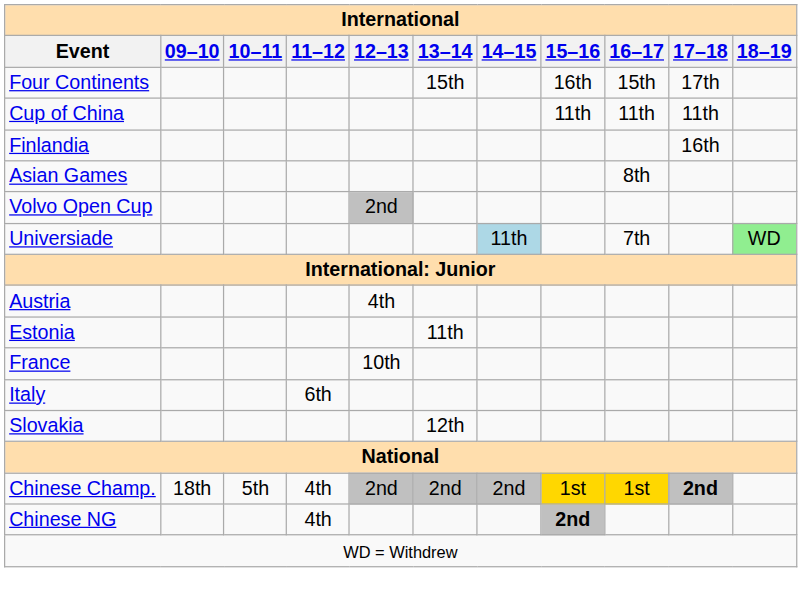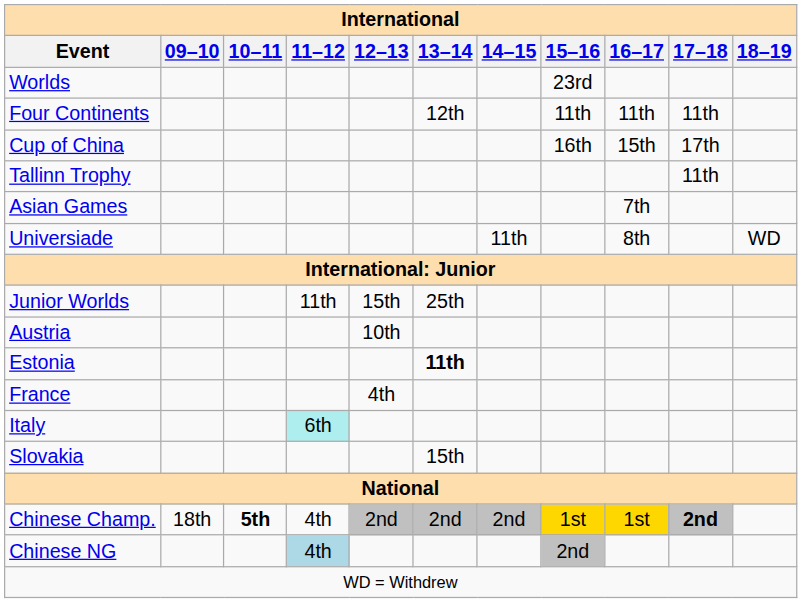+ row: (40, 82)
(445, 82) 15th -> (445, 113) 12th
(573, 82) 16th -> (573, 113) 11th
(637, 82) 15th -> (637, 113) 11th
(700, 82) 17th -> (700, 113) 11th
(573, 113) 11th -> (573, 144) 16th
(637, 113) 11th -> (637, 144) 15th
(700, 113) 11th -> (700, 144) 17th
- row: (49, 144)
+ row: (70, 176)
(637, 176) 8th -> (637, 207) 7th
- row: (81, 207)
(509, 238) lightblue background -> (509, 238) no background
(637, 238) 7th -> (637, 238) 8th
(764, 238) lightgreen background -> (764, 238) no background
+ row: (69, 301)
(381, 301) 4th -> (381, 332) 10th
(445, 332) normal -> (445, 363) bold
(381, 363) 10th -> (381, 394) 4th
(318, 394) no background -> (318, 425) paleturquoise background
(445, 425) 12th -> (445, 457) 15th
(255, 488) normal -> (255, 519) bold
(318, 519) no background -> (318, 550) lightblue background
(573, 519) bold -> (573, 550) normal
